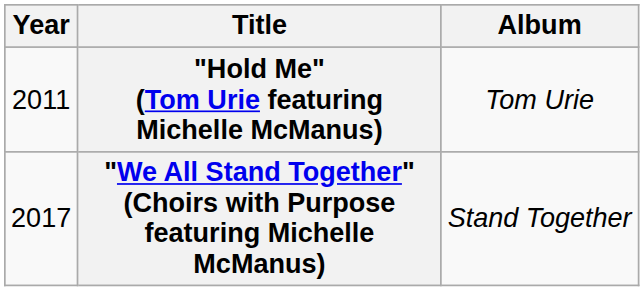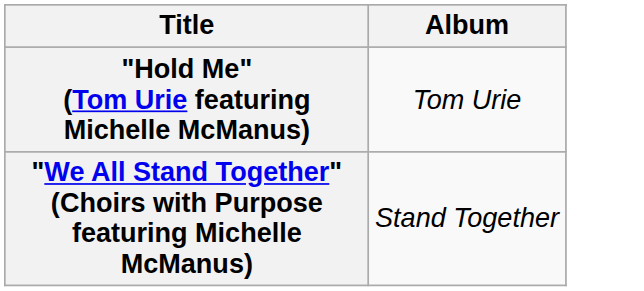- column: (41, 25)
